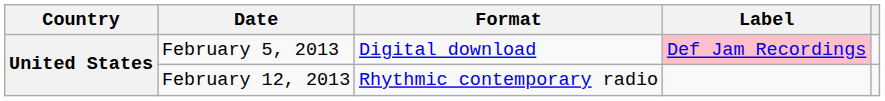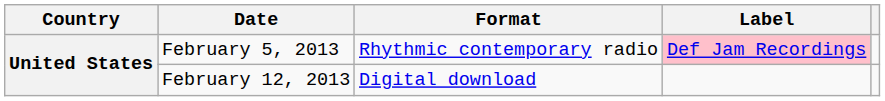(448, 50) Digital download -> (509, 50) Rhythmic contemporary radio
(509, 80) Rhythmic contemporary radio -> (448, 80) Digital download
